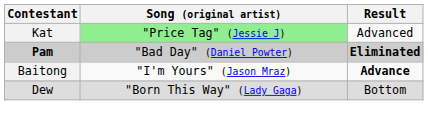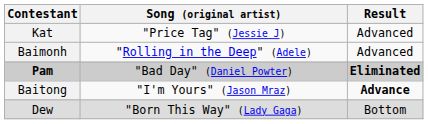(214, 33) lightgreen background -> (214, 33) no background
+ row: (42, 52)
